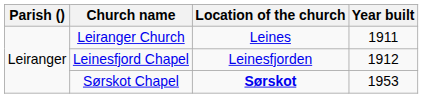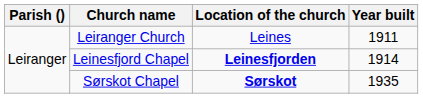(270, 59) normal -> (270, 59) bold
(383, 59) 1912 -> (383, 59) 1914
(383, 81) 1953 -> (383, 81) 1935
